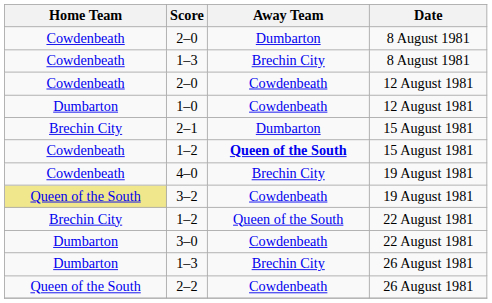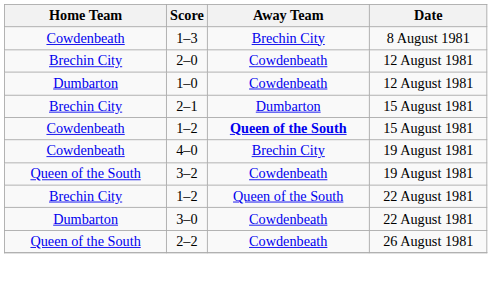- row: (187, 38)
(86, 83) Cowdenbeath -> (86, 60) Brechin City
(86, 196) khaki background -> (86, 173) no background
- row: (187, 264)
